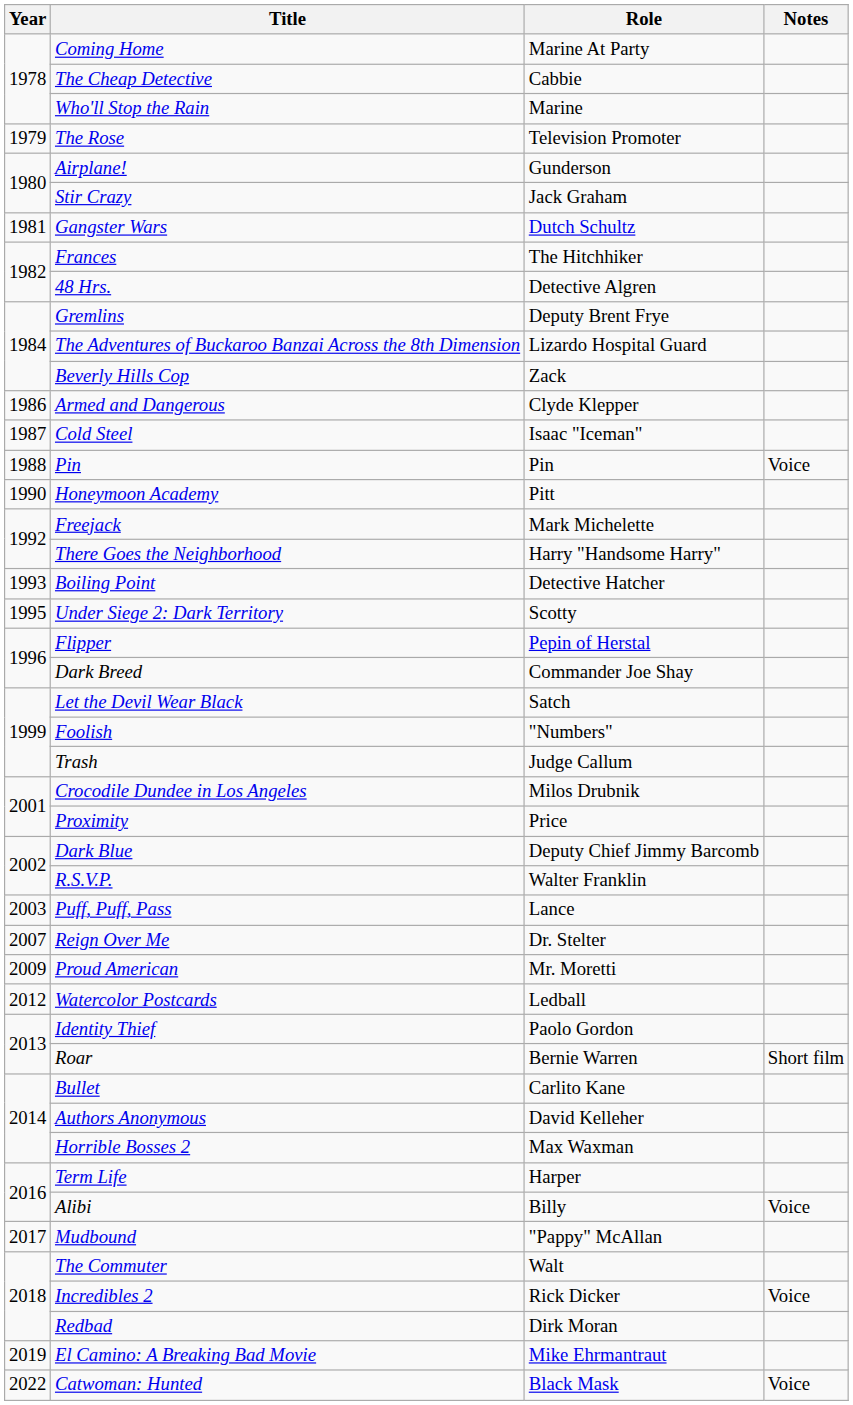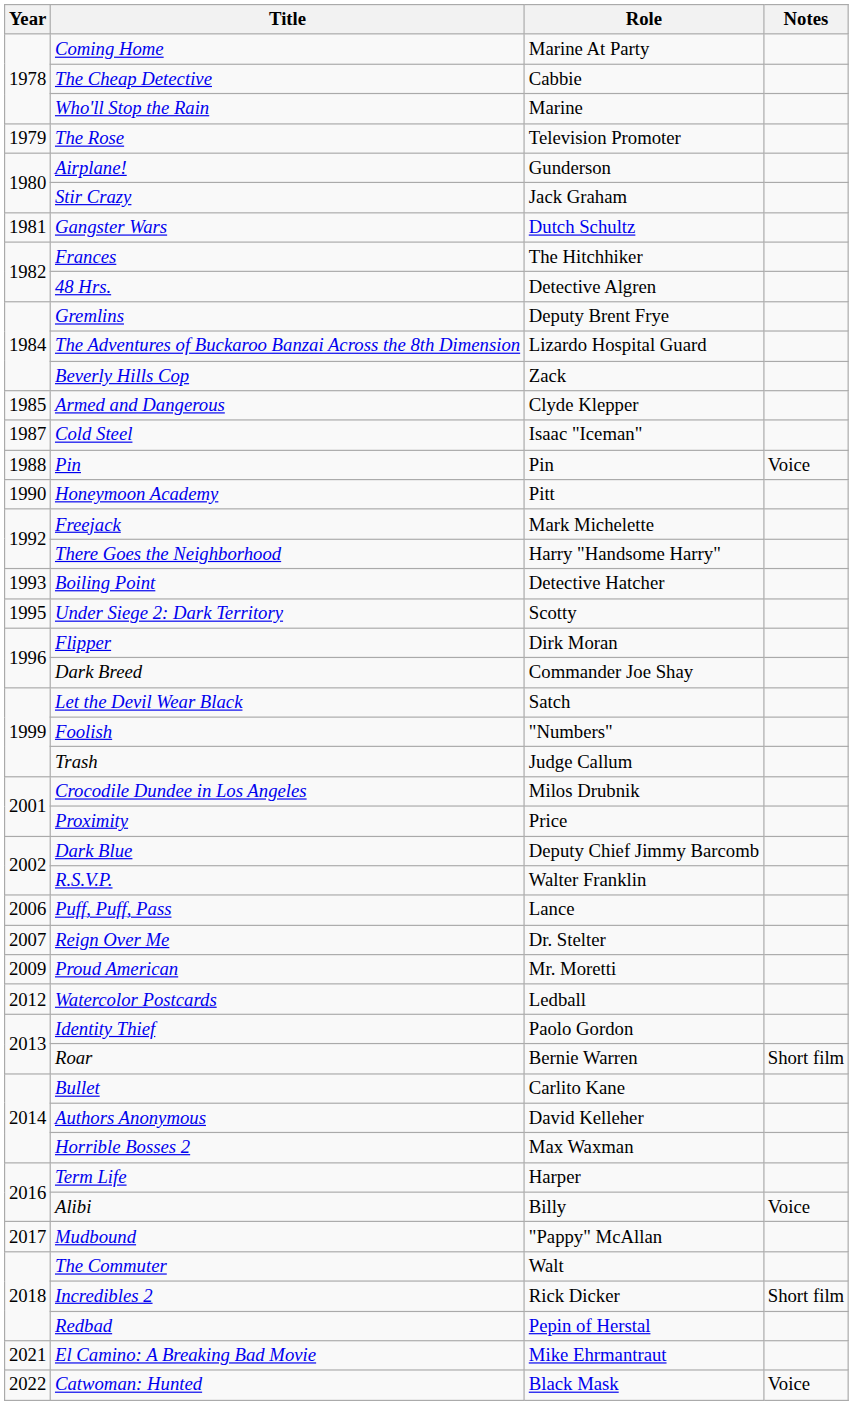(28, 405) 1986 -> (28, 405) 1985
(590, 642) Pepin of Herstal -> (573, 642) Dirk Moran
(28, 910) 2003 -> (28, 910) 2006
(789, 1295) Voice -> (806, 1295) Short film
(573, 1325) Dirk Moran -> (590, 1325) Pepin of Herstal
(28, 1355) 2019 -> (28, 1355) 2021
